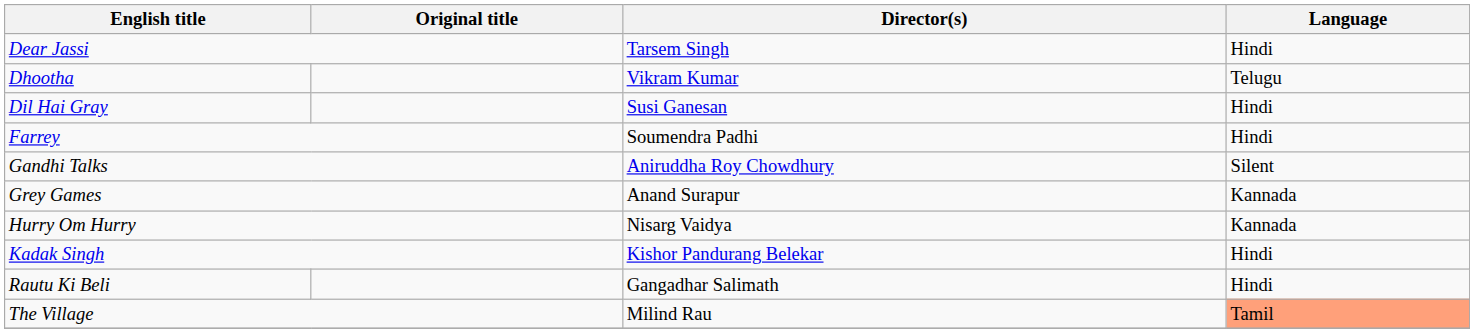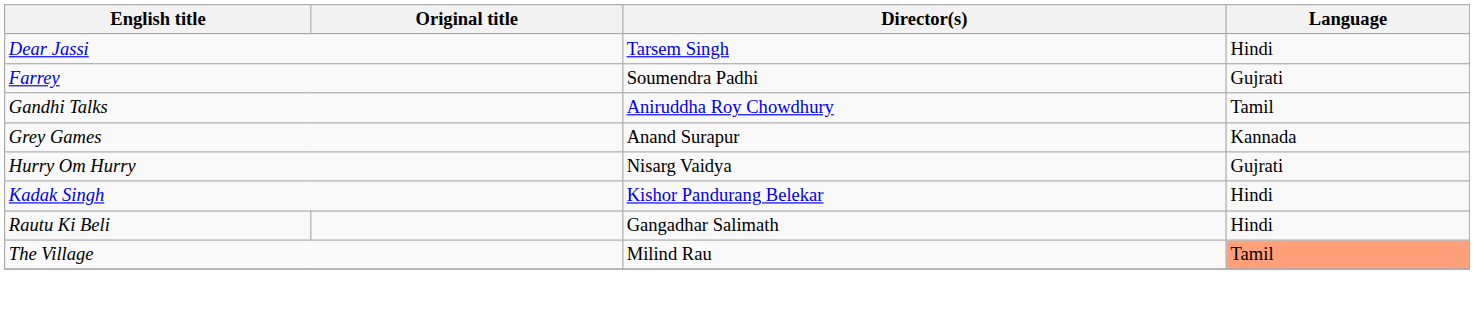- row: (41, 78)
- row: (58, 107)
(1252, 136) Hindi -> (1257, 78) Gujrati
(1252, 166) Silent -> (1252, 107) Tamil
(1264, 225) Kannada -> (1257, 166) Gujrati
